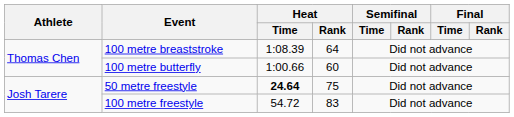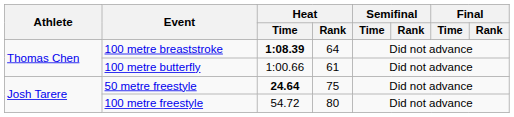(285, 49) normal -> (285, 49) bold
(332, 67) 60 -> (333, 67) 61
(332, 104) 83 -> (333, 104) 80
